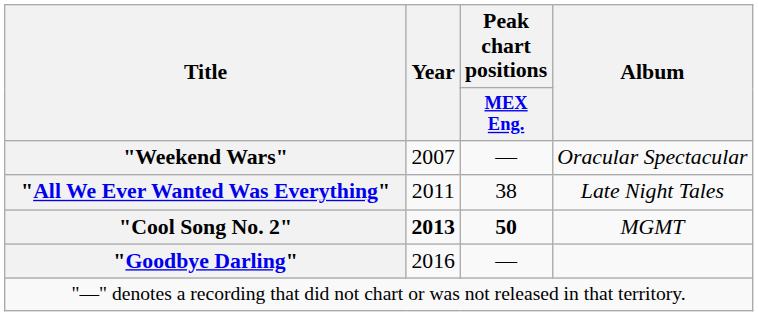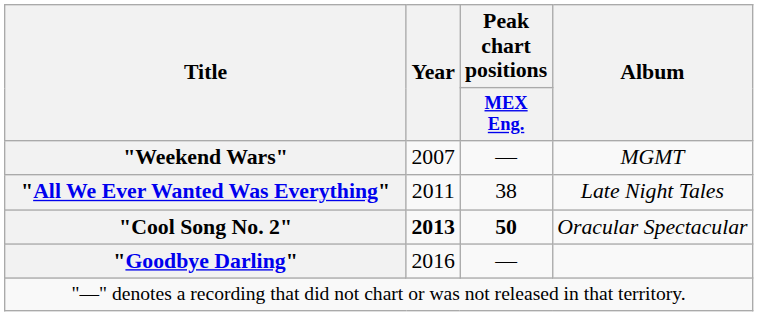(652, 157) Oracular Spectacular -> (652, 157) MGMT
(652, 226) MGMT -> (652, 226) Oracular Spectacular
